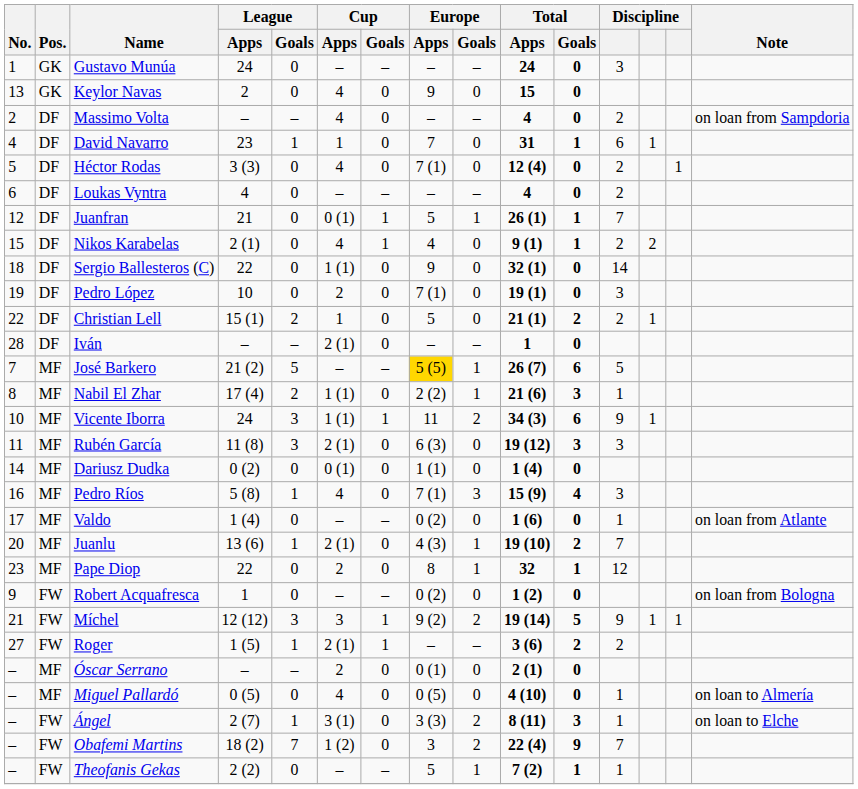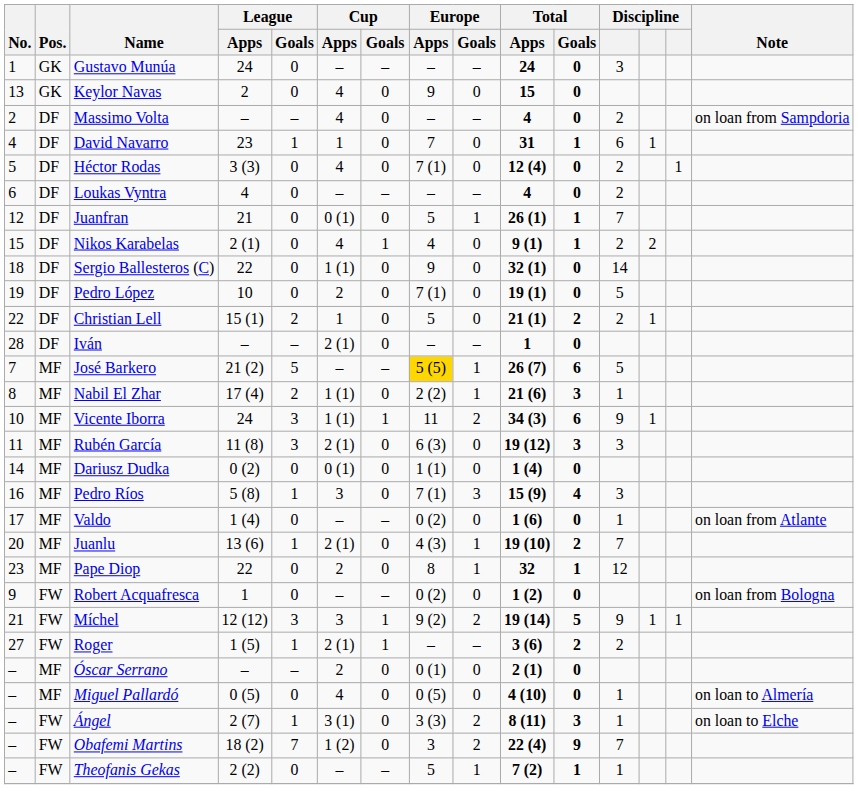(385, 218) 1 -> (385, 218) 0
(620, 293) 3 -> (620, 293) 5
(339, 494) 4 -> (339, 494) 3
